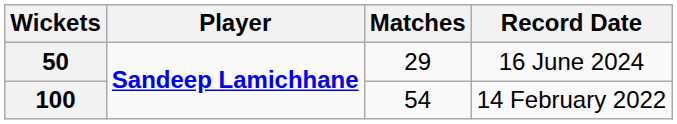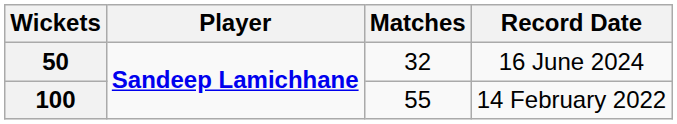(418, 61) 29 -> (418, 61) 32
(418, 99) 54 -> (418, 99) 55
